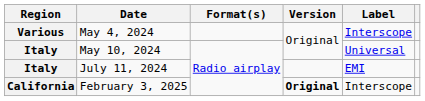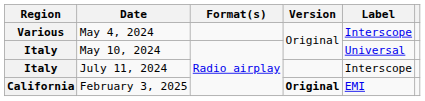(355, 68) EMI -> (378, 68) Interscope
(378, 86) Interscope -> (355, 86) EMI
